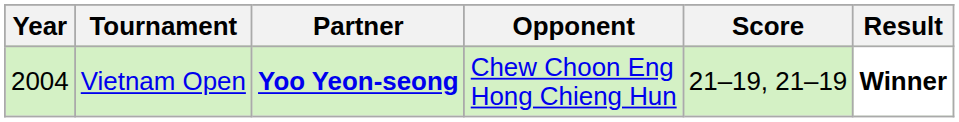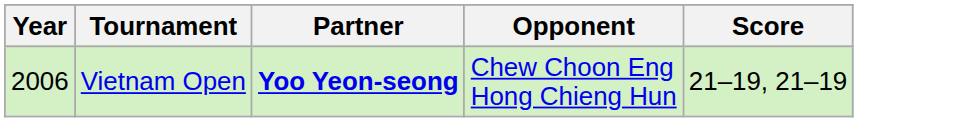- column: (903, 26)
(40, 81) 2004 -> (40, 81) 2006
